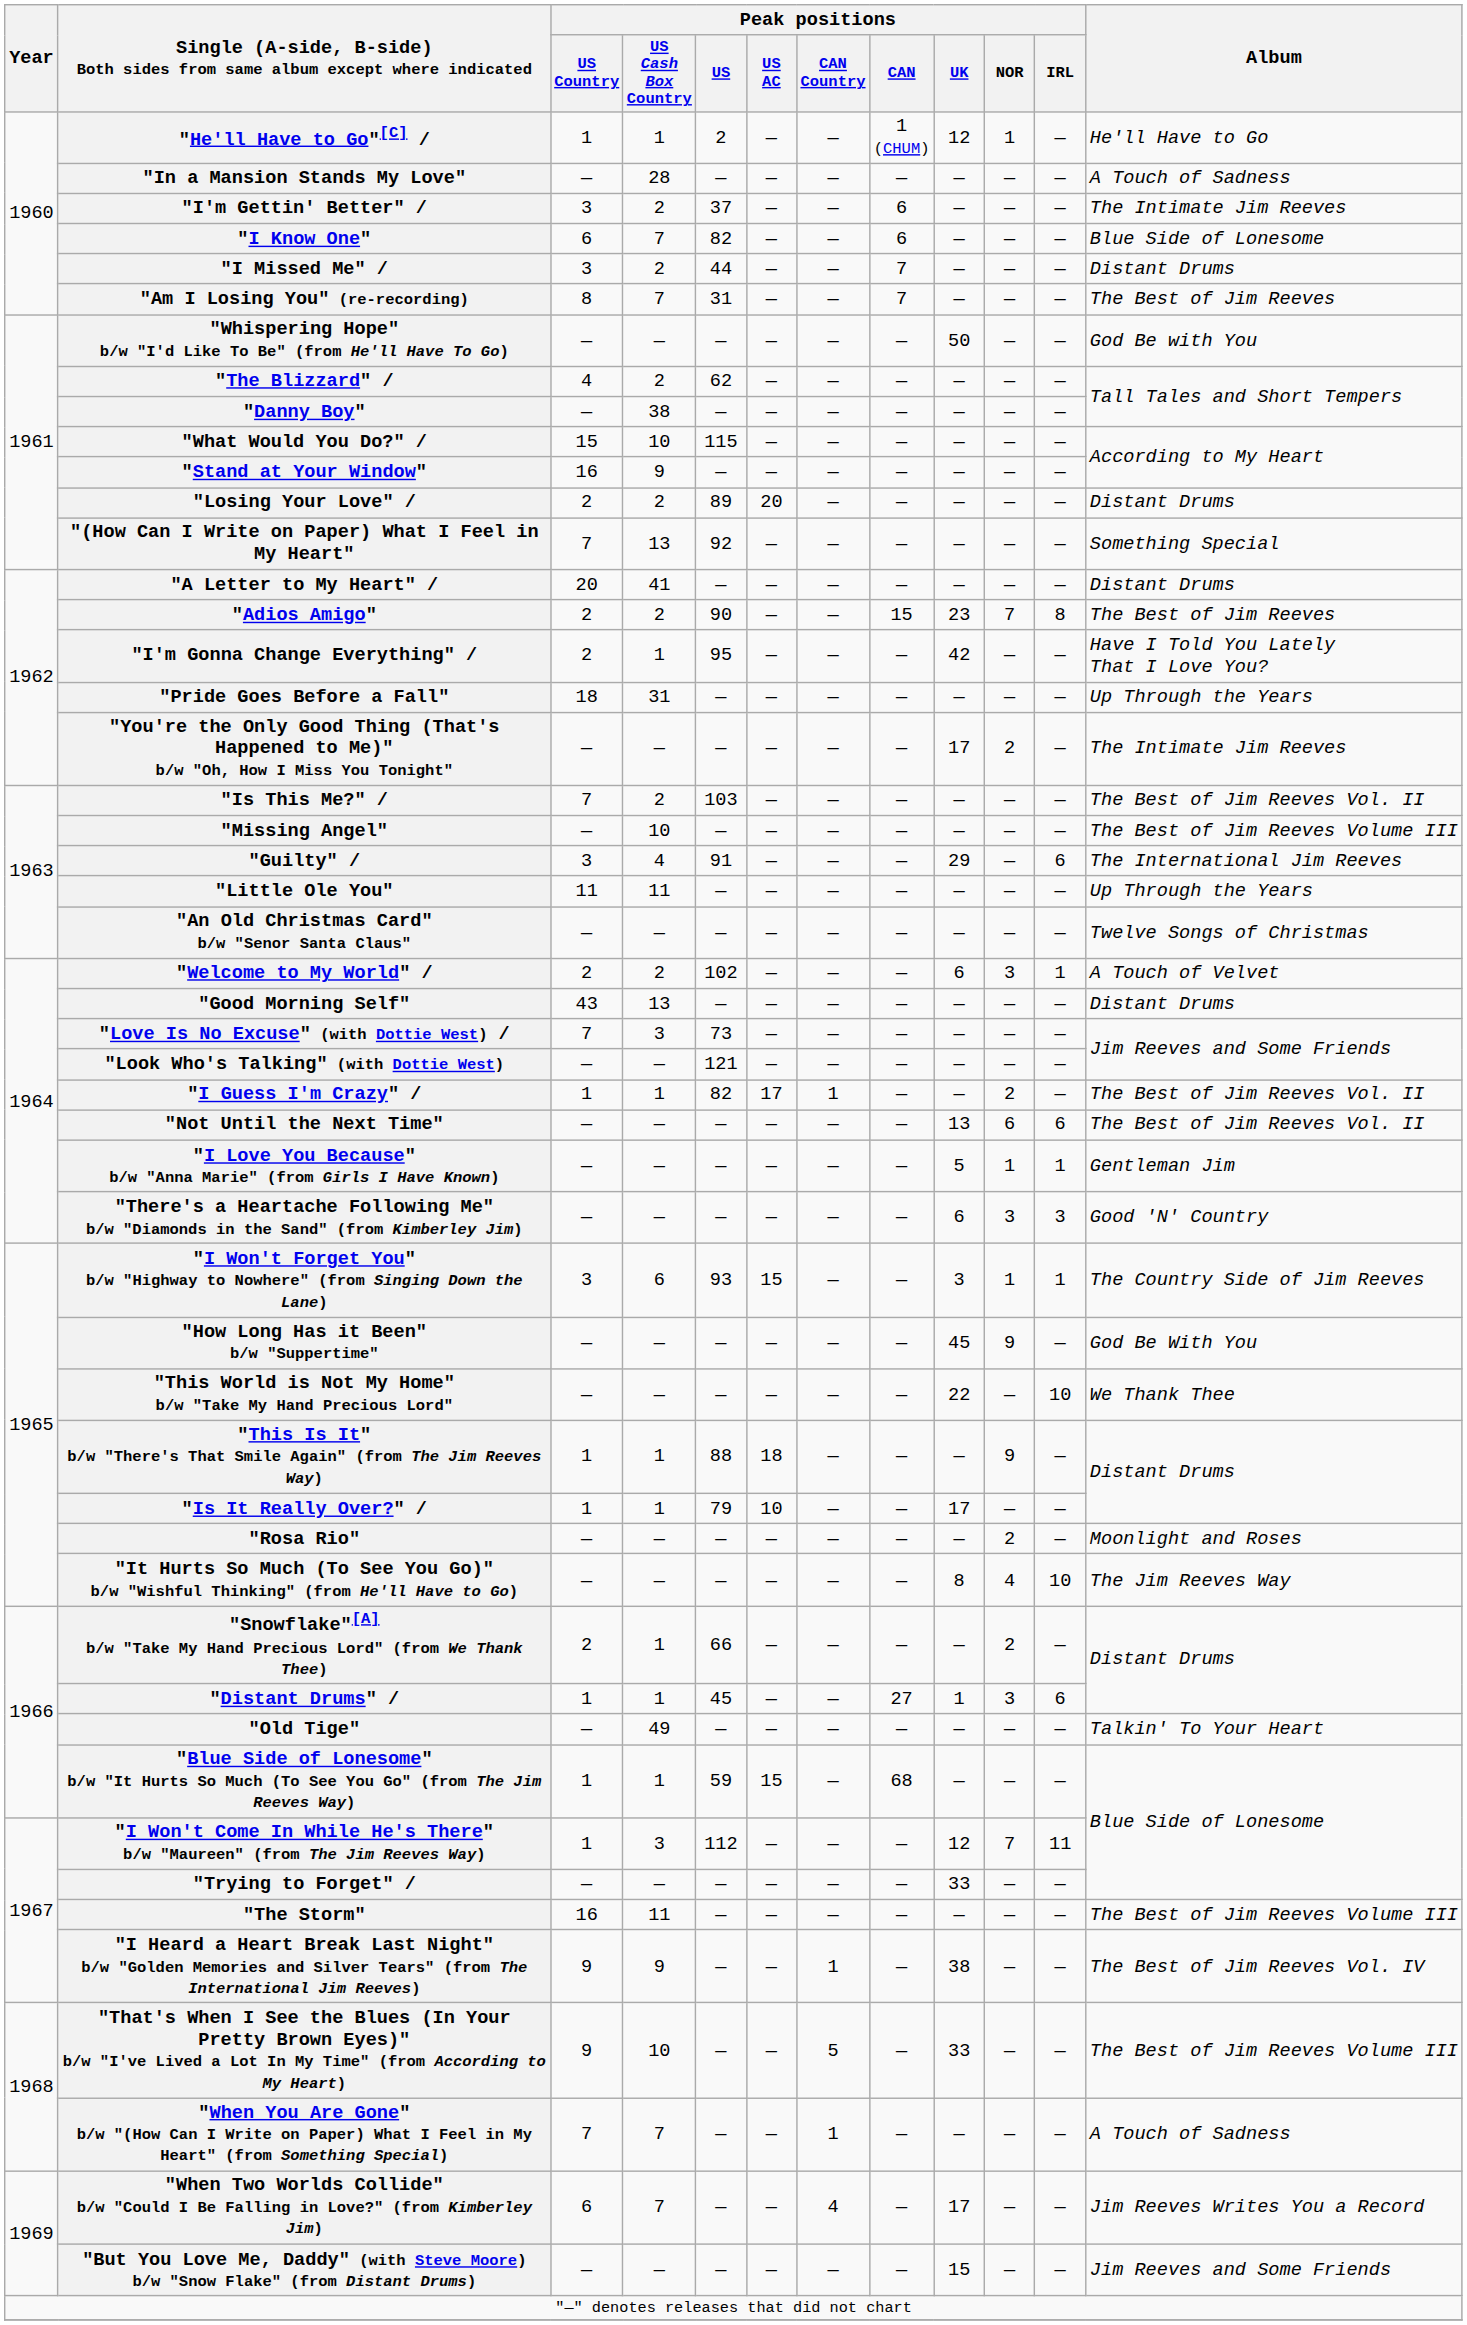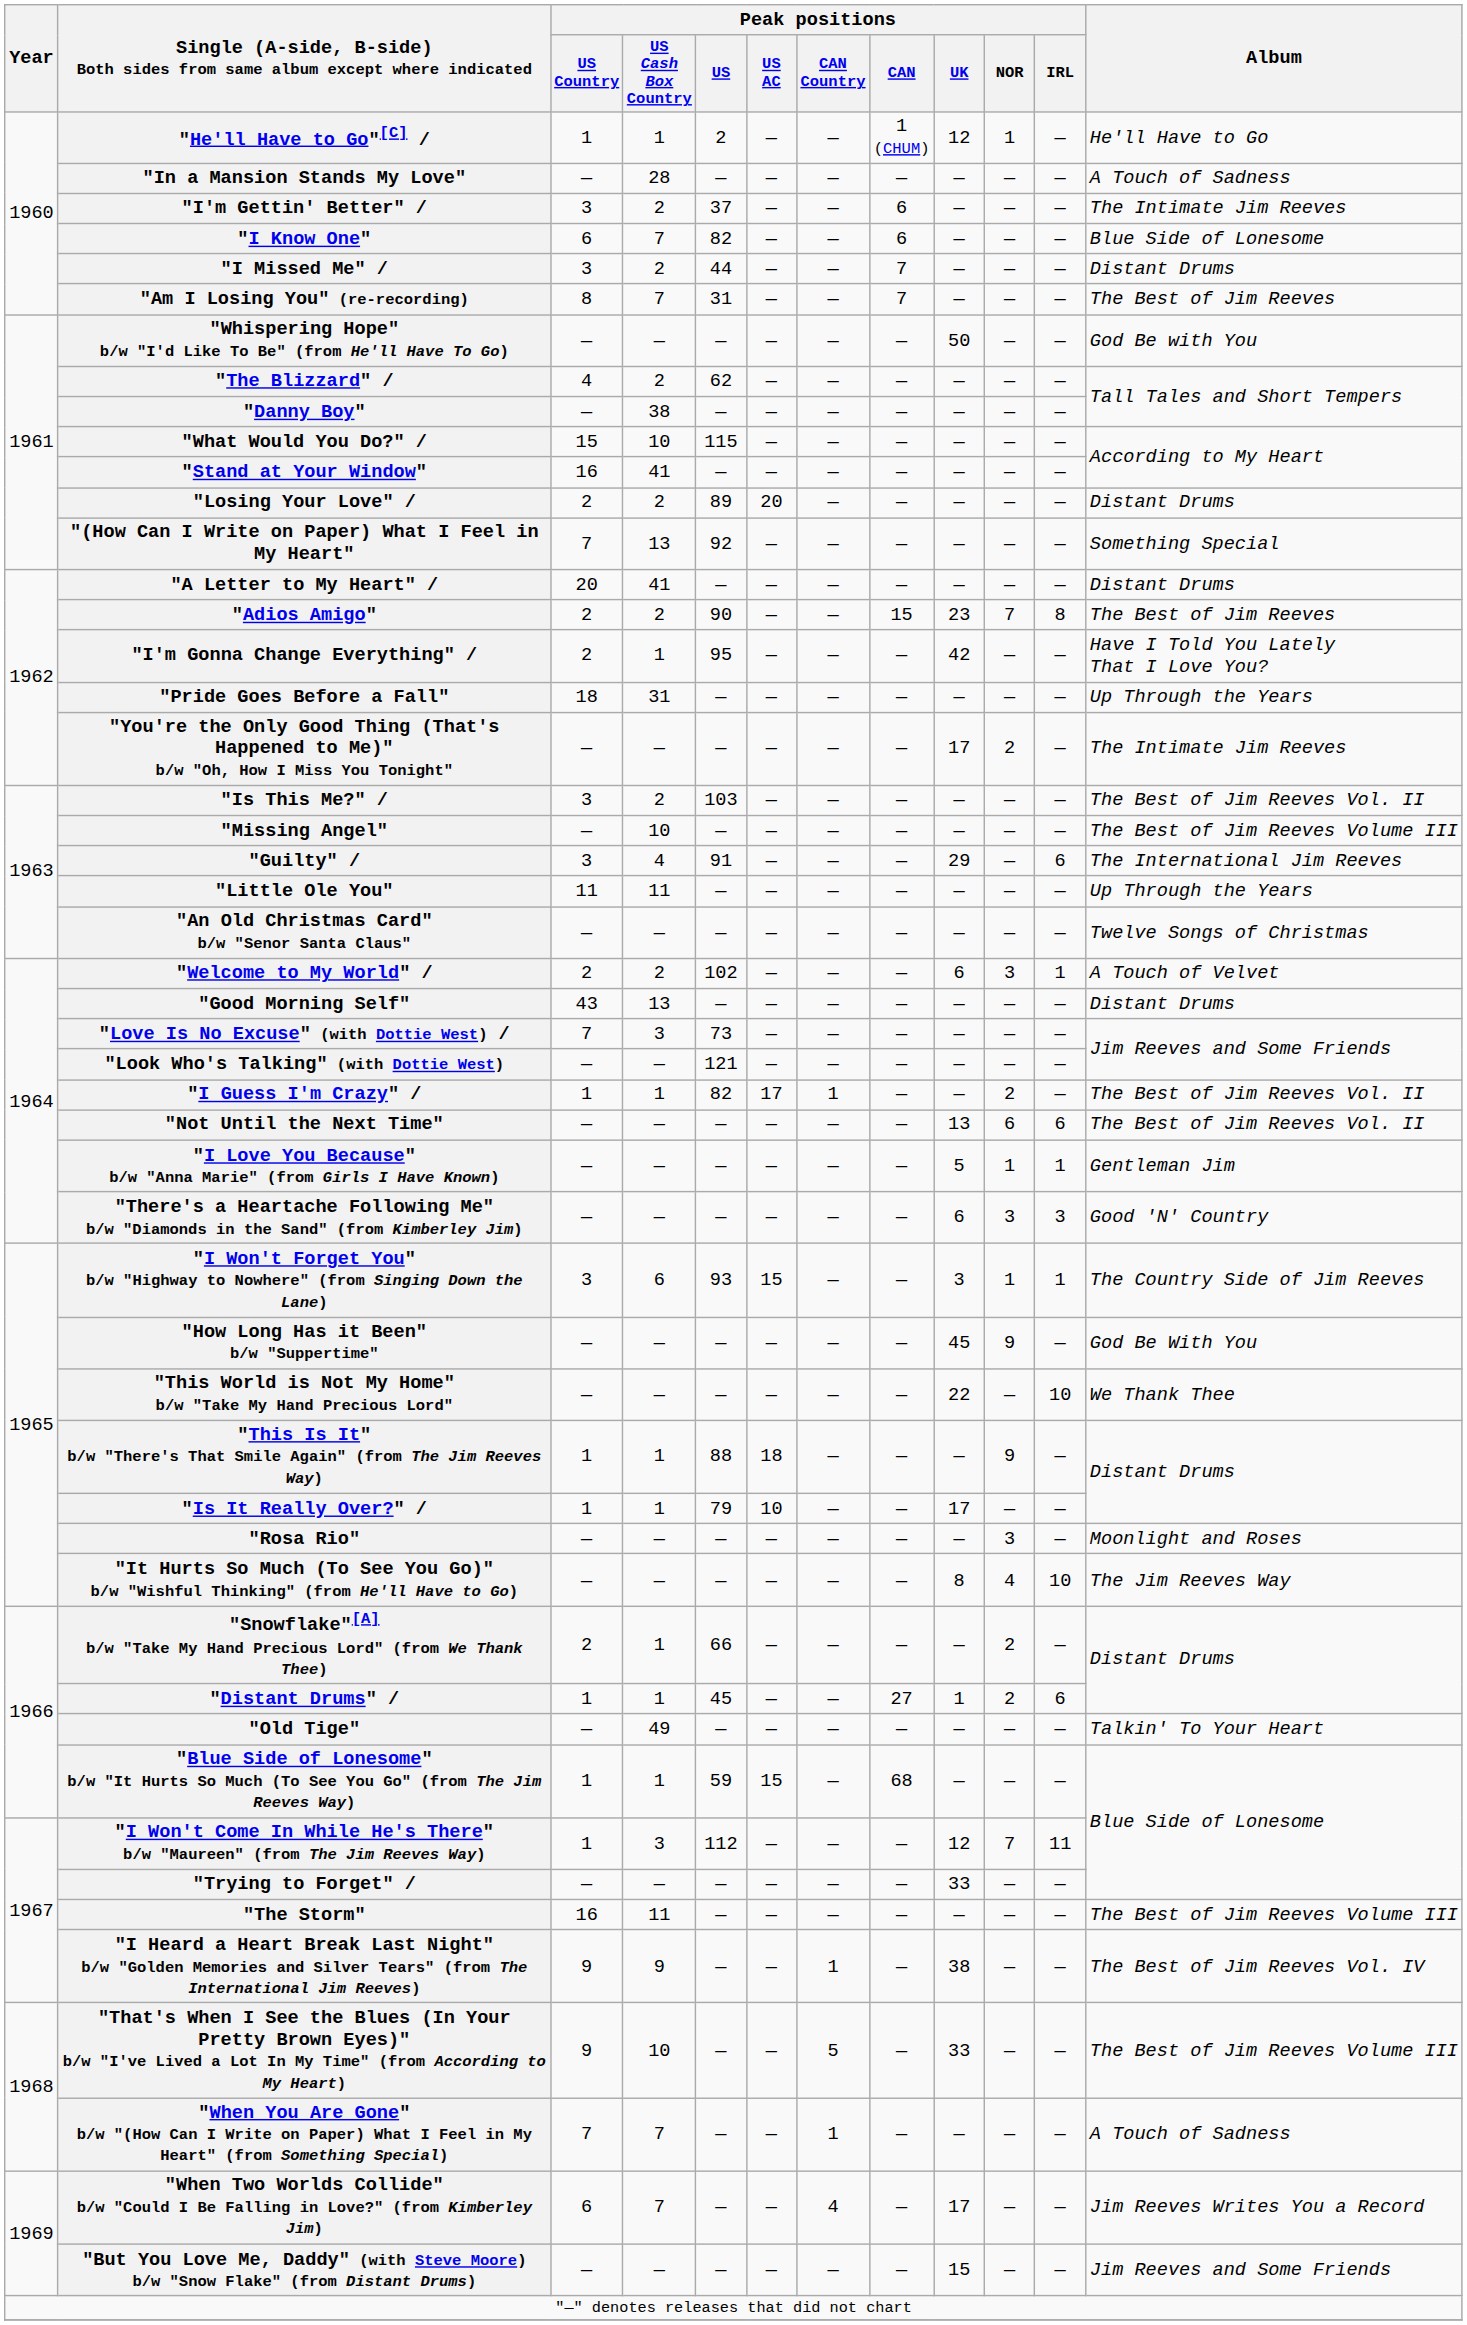(659, 472) 9 -> (659, 472) 41
(587, 800) 7 -> (587, 800) 3
(1010, 1539) 2 -> (1010, 1539) 3
(1010, 1699) 3 -> (1010, 1699) 2
